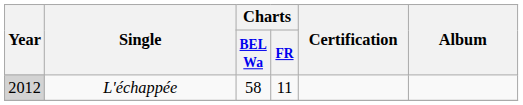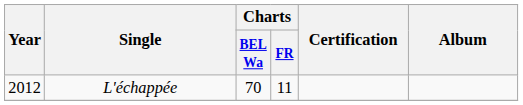(25, 87) lightgrey background -> (25, 87) no background
(253, 87) 58 -> (253, 87) 70
